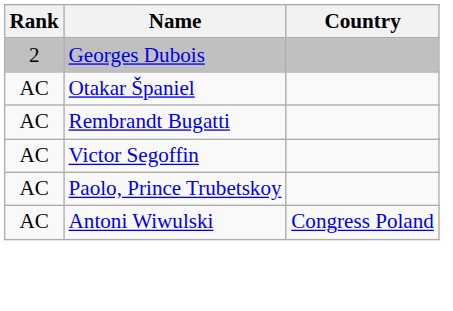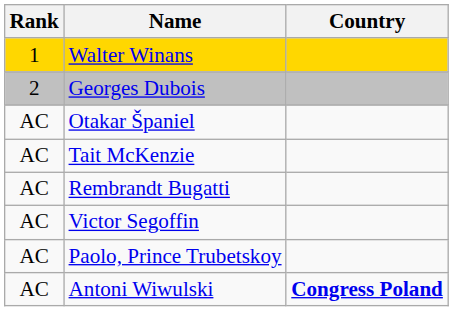+ row: (131, 54)
+ row: (131, 155)
(363, 222) normal -> (367, 289) bold
